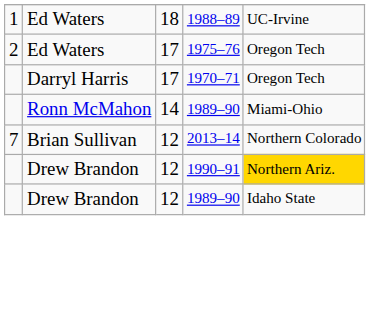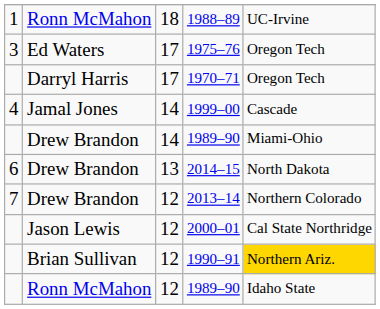(66, 19) Ed Waters -> (89, 19) Ronn McMahon
(14, 49) 2 -> (14, 49) 3
+ row: (170, 109)
(89, 109) Ronn McMahon -> (83, 139) Drew Brandon
+ row: (170, 169)
(82, 139) Brian Sullivan -> (83, 199) Drew Brandon
+ row: (170, 229)
(83, 169) Drew Brandon -> (82, 259) Brian Sullivan
(83, 199) Drew Brandon -> (89, 288) Ronn McMahon
